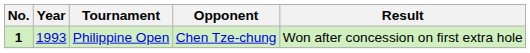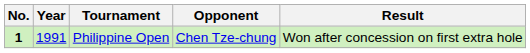(51, 37) 1993 -> (51, 37) 1991
